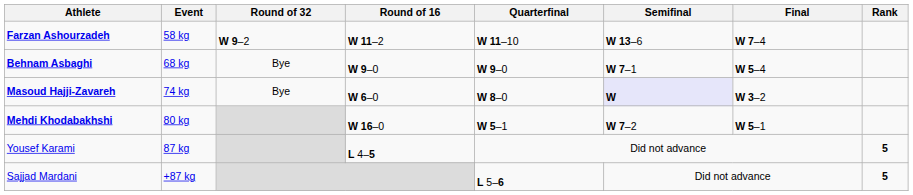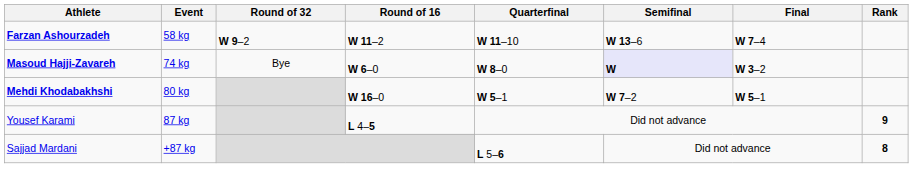- row: (50, 64)
(885, 149) 5 -> (885, 120) 9
(885, 177) 5 -> (885, 149) 8
